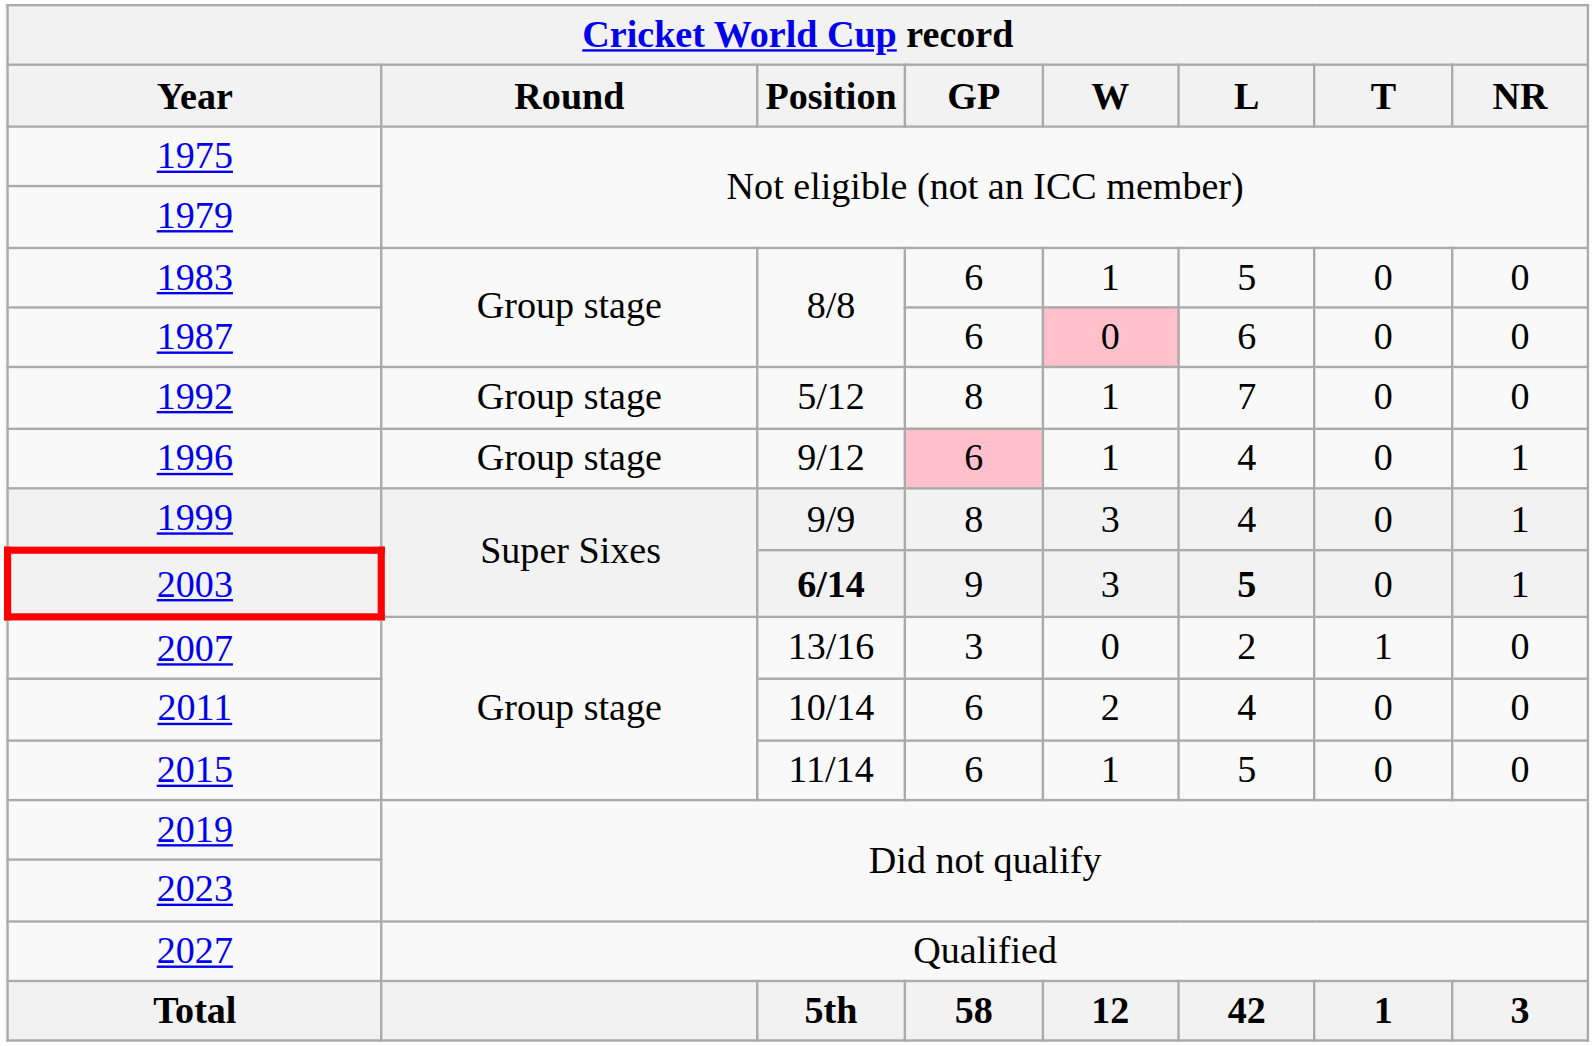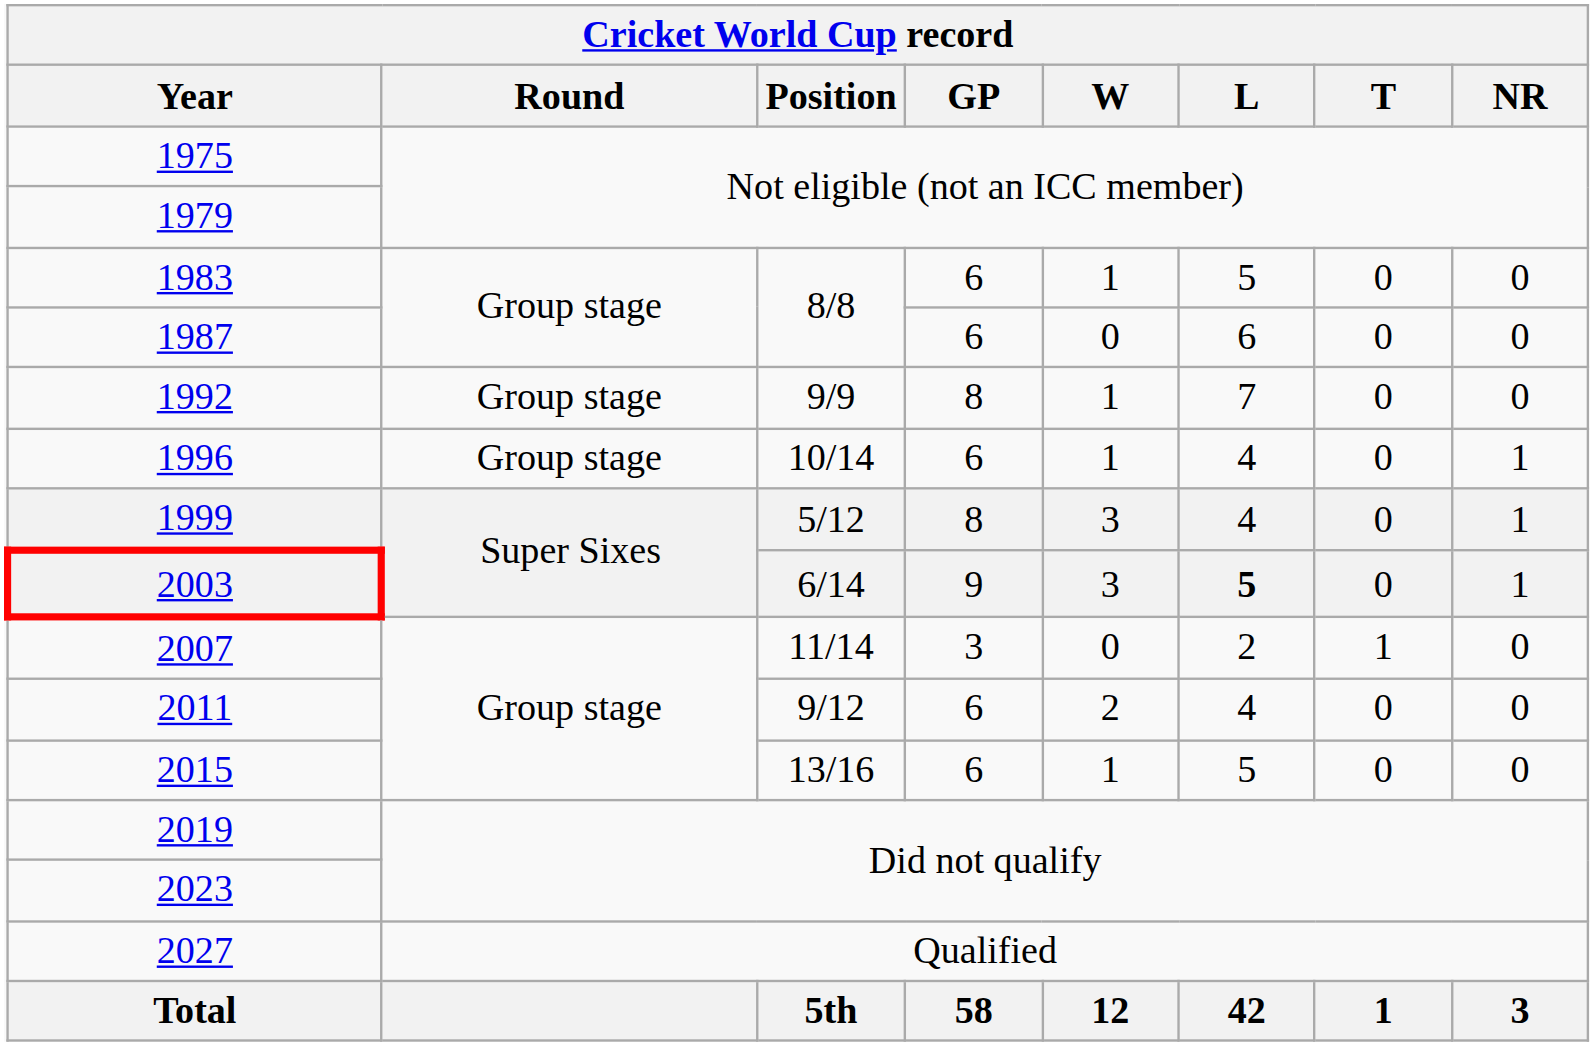(1110, 336) pink background -> (1110, 336) no background
(831, 397) 5/12 -> (831, 397) 9/9
(831, 457) 9/12 -> (831, 457) 10/14
(974, 457) pink background -> (974, 457) no background
(831, 519) 9/9 -> (831, 519) 5/12
(831, 582) bold -> (831, 582) normal
(831, 646) 13/16 -> (831, 646) 11/14
(831, 708) 10/14 -> (831, 708) 9/12
(831, 768) 11/14 -> (831, 768) 13/16
